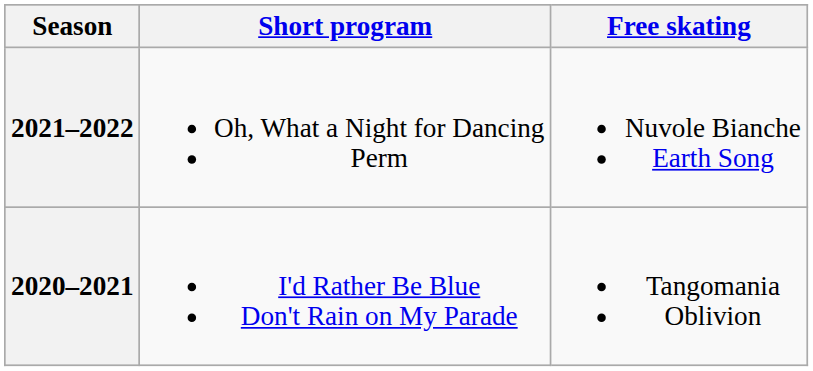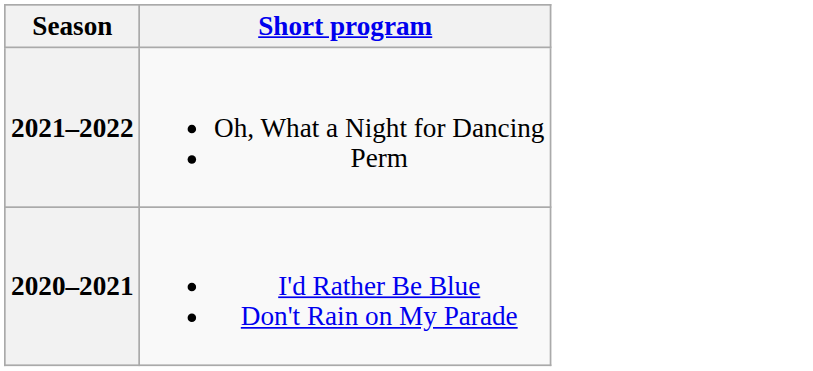- column: (679, 26)
